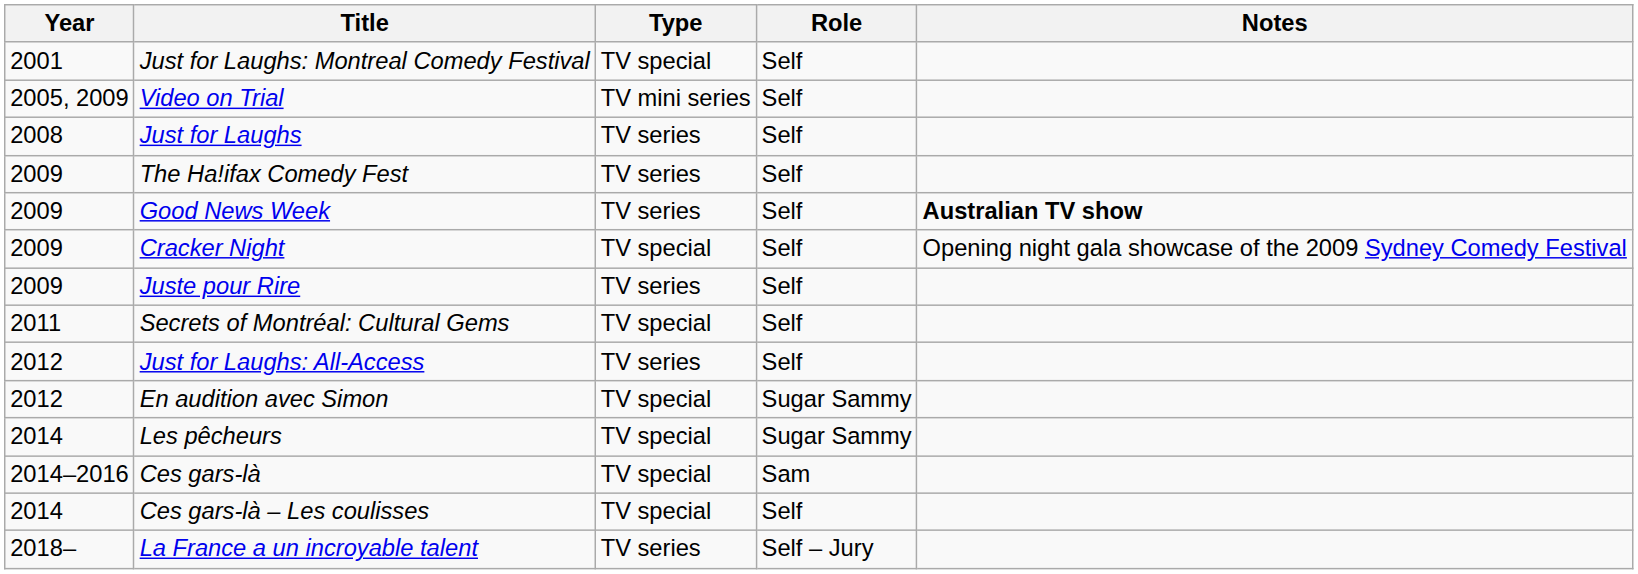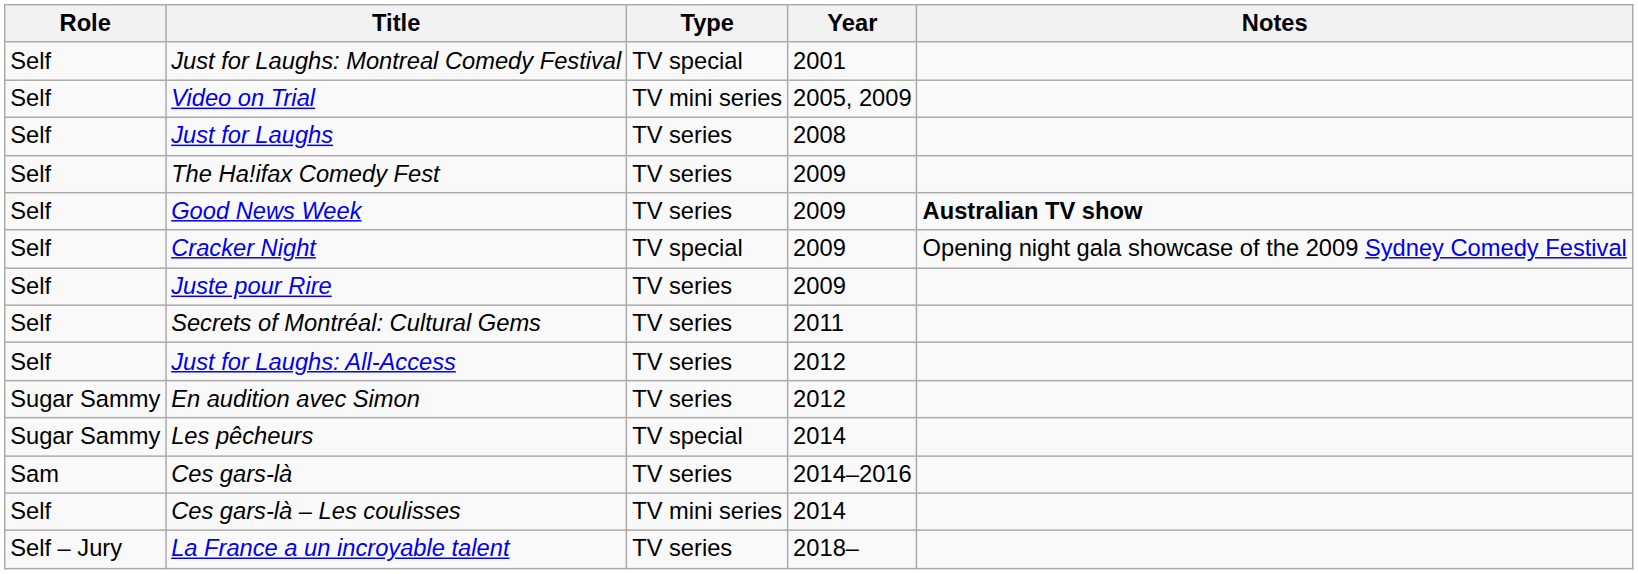columns swapped: (69, 23) <-> (837, 23)
(656, 323) TV special -> (682, 323) TV series
(656, 398) TV special -> (682, 398) TV series
(656, 473) TV special -> (682, 473) TV series
(656, 511) TV special -> (707, 511) TV mini series
